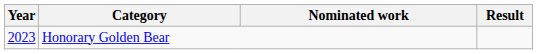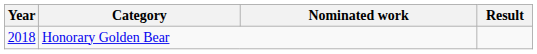(22, 37) 2023 -> (22, 37) 2018
